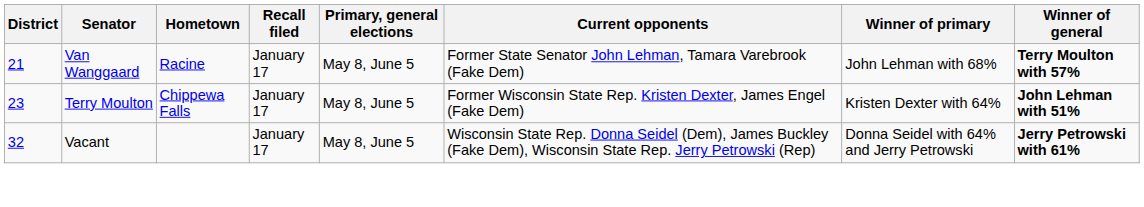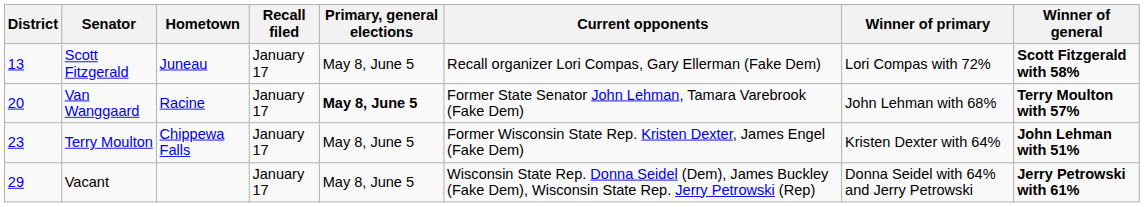+ row: (97, 63)
(16, 63) 21 -> (16, 103) 20
(368, 63) normal -> (370, 103) bold
(16, 142) 32 -> (16, 182) 29
